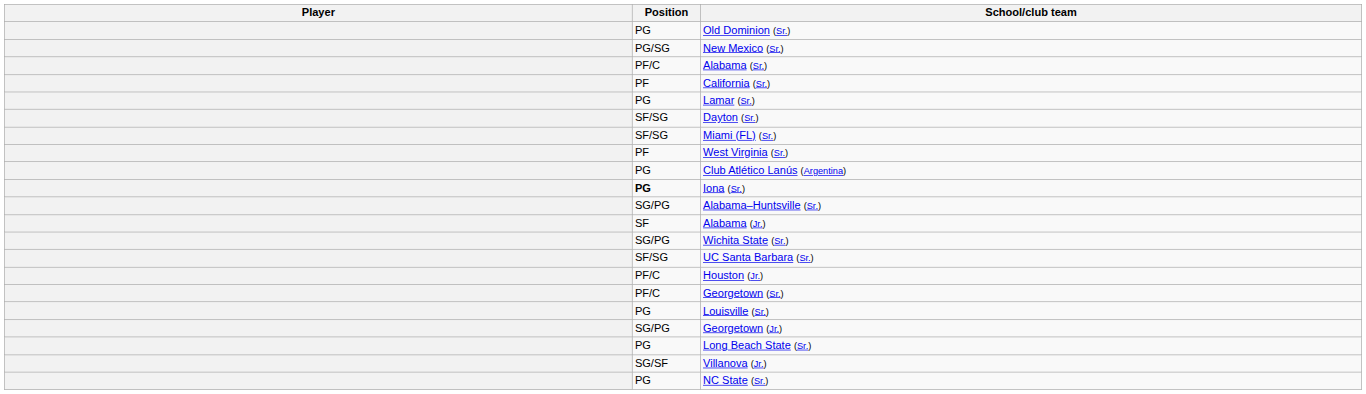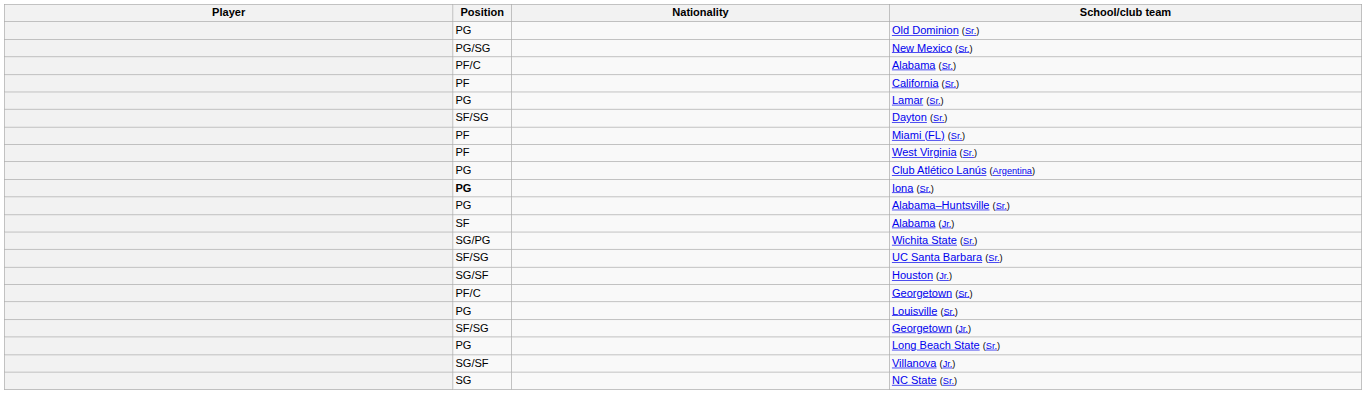+ column: (700, 13)
(651, 135) SF/SG -> (463, 135) PF
(652, 205) SG/PG -> (463, 205) PG
(647, 275) PF/C -> (472, 275) SG/SF
(652, 328) SG/PG -> (472, 328) SF/SG
(643, 380) PG -> (463, 380) SG
